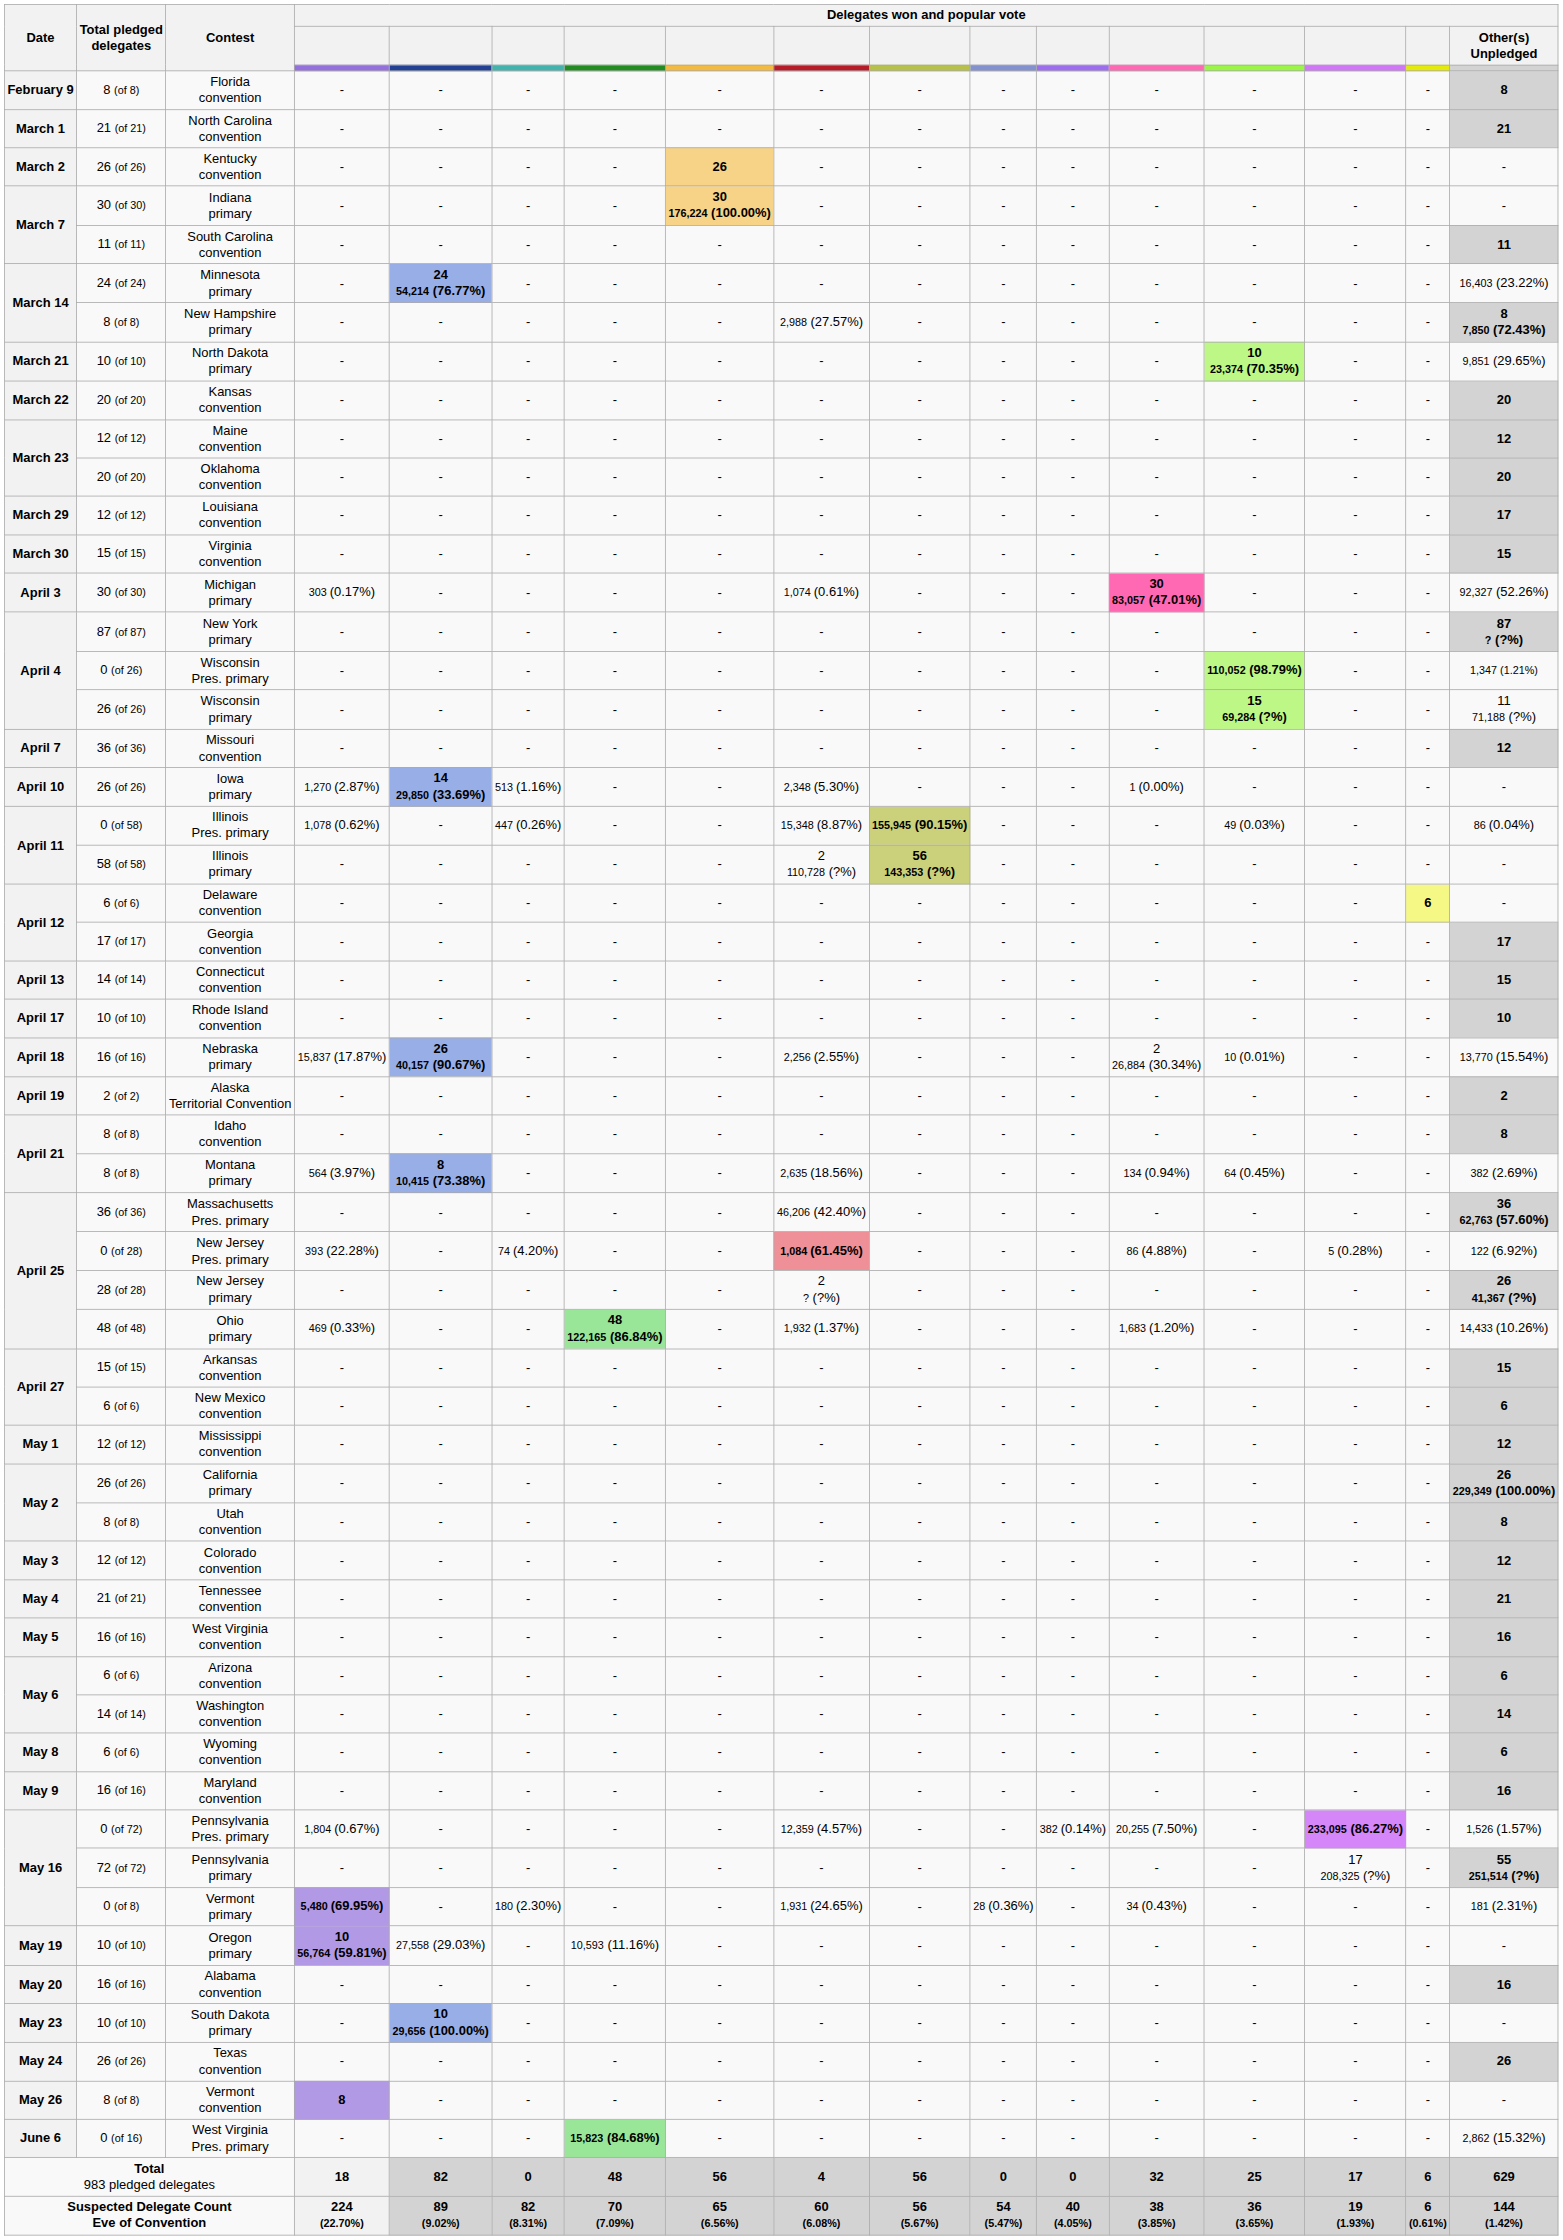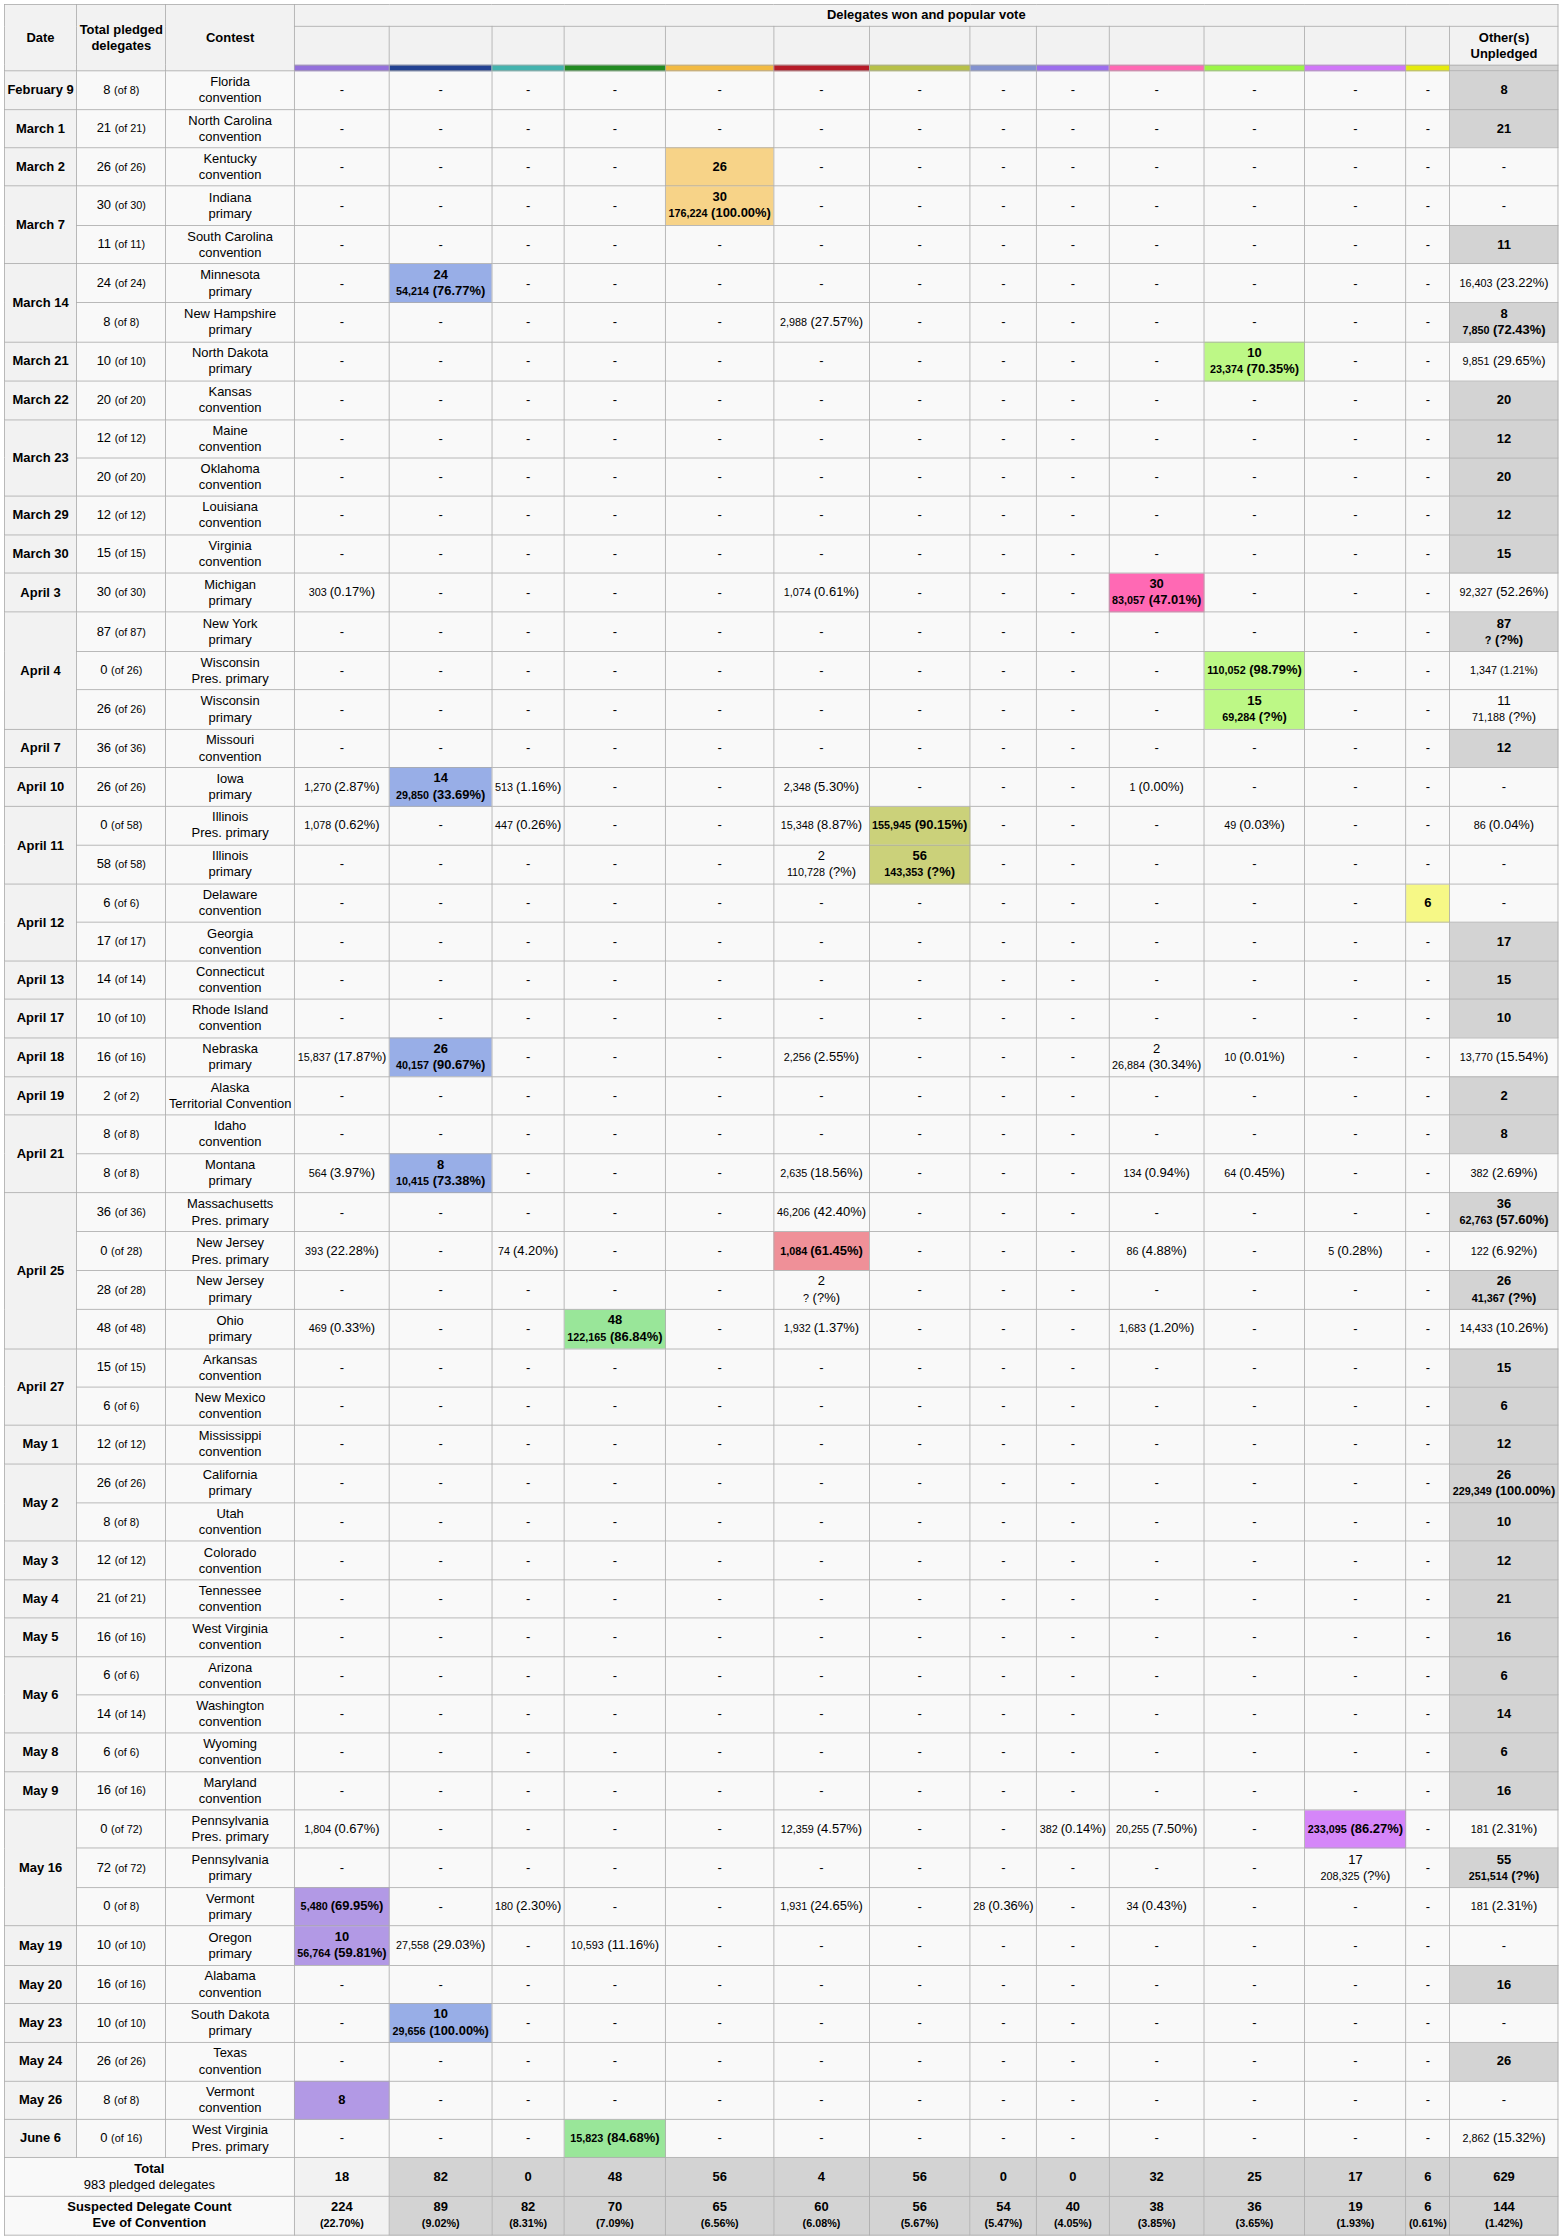(1504, 515) 17 -> (1504, 515) 12
(1504, 1522) 8 -> (1504, 1522) 10
(1504, 1828) 1,526 (1.57%) -> (1504, 1828) 181 (2.31%)
